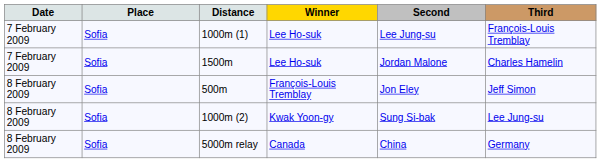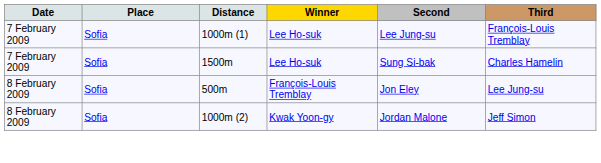(413, 62) Jordan Malone -> (407, 62) Sung Si-bak
(512, 89) Jeff Simon -> (516, 89) Lee Jung-su
(407, 117) Sung Si-bak -> (413, 117) Jordan Malone
(516, 117) Lee Jung-su -> (512, 117) Jeff Simon
- row: (230, 144)
